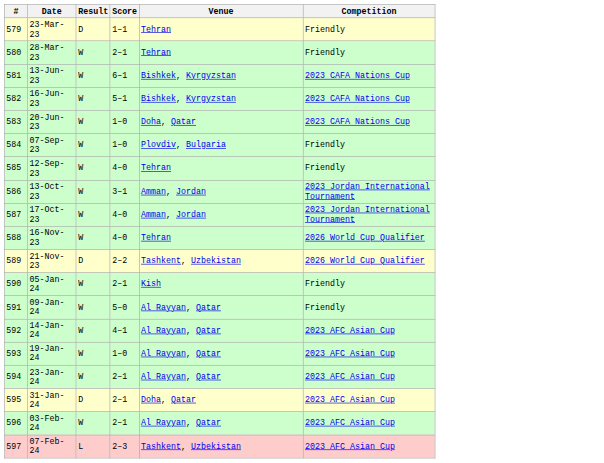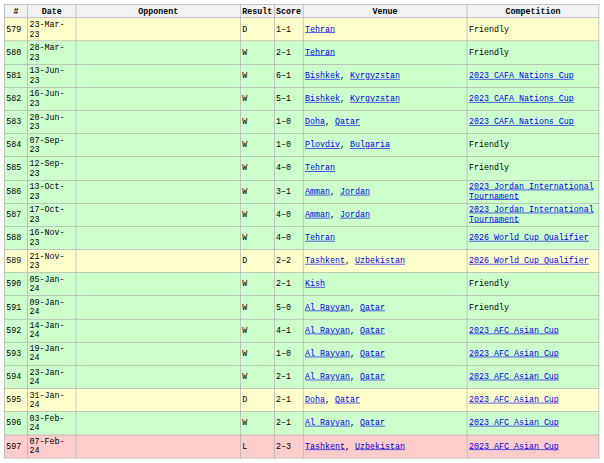+ column: (158, 11)
